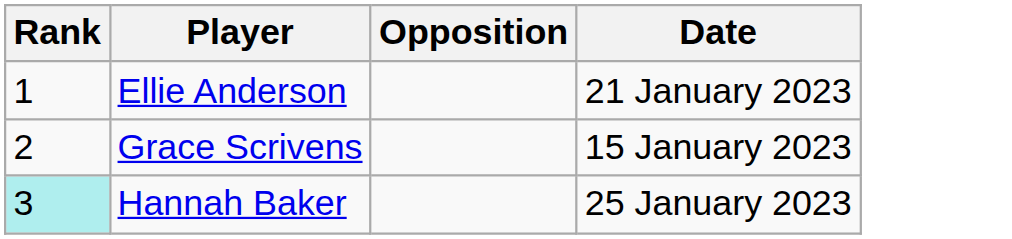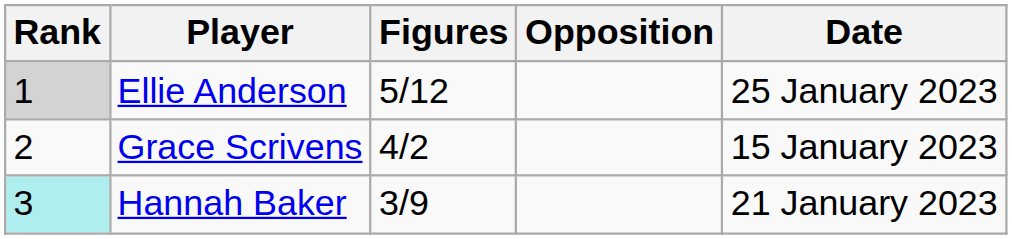+ column: (444, 32)
(23, 89) no background -> (23, 89) lightgrey background
(718, 89) 21 January 2023 -> (864, 89) 25 January 2023
(718, 203) 25 January 2023 -> (864, 203) 21 January 2023
